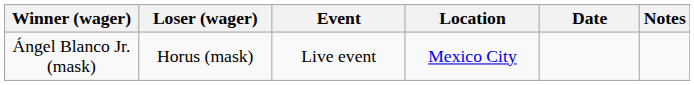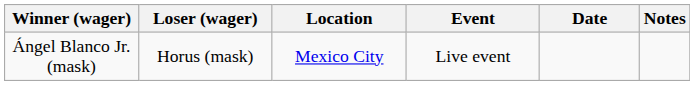columns swapped: (472, 18) <-> (339, 18)
